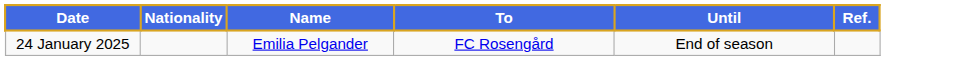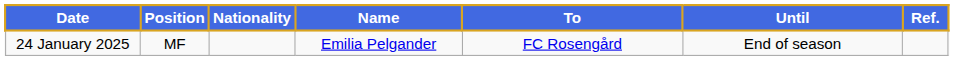+ column: (175, 18)
